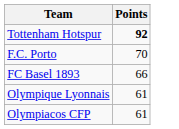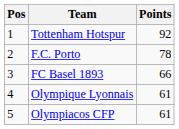+ column: (16, 14)
(141, 34) bold -> (165, 34) normal
(141, 54) 70 -> (165, 54) 78
